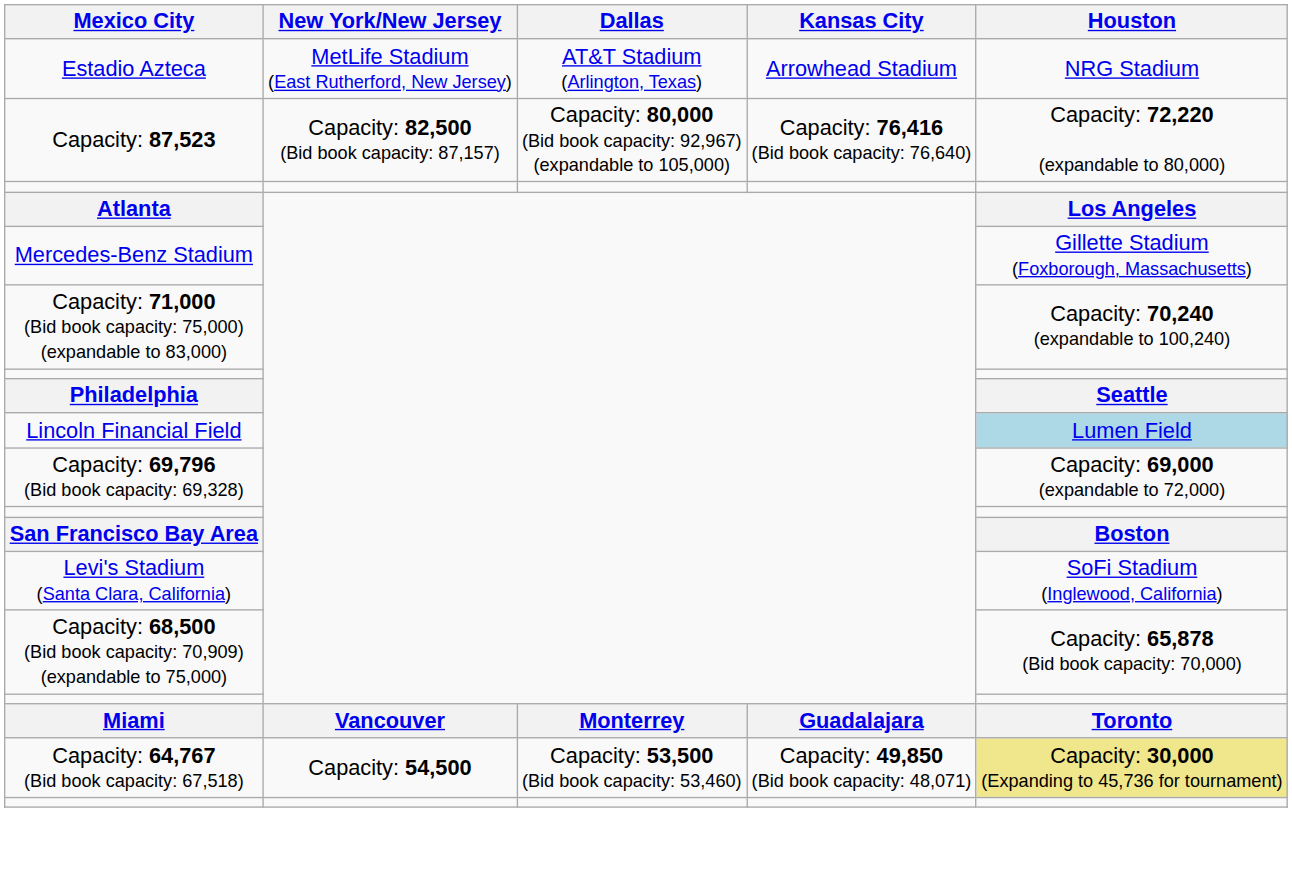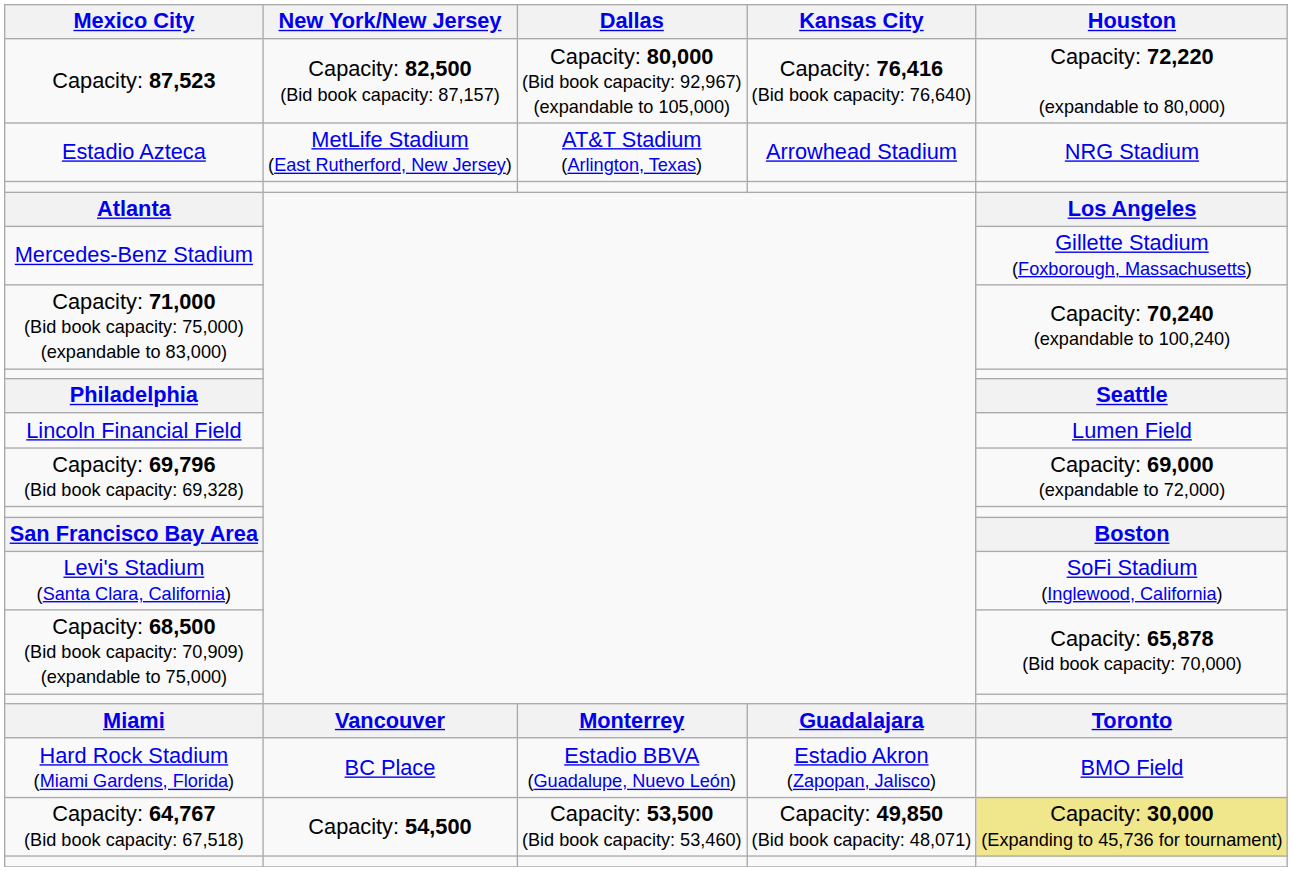rows swapped: (134, 68) <-> (134, 139)
(1132, 430) lightblue background -> (1132, 430) no background
+ row: (134, 767)
